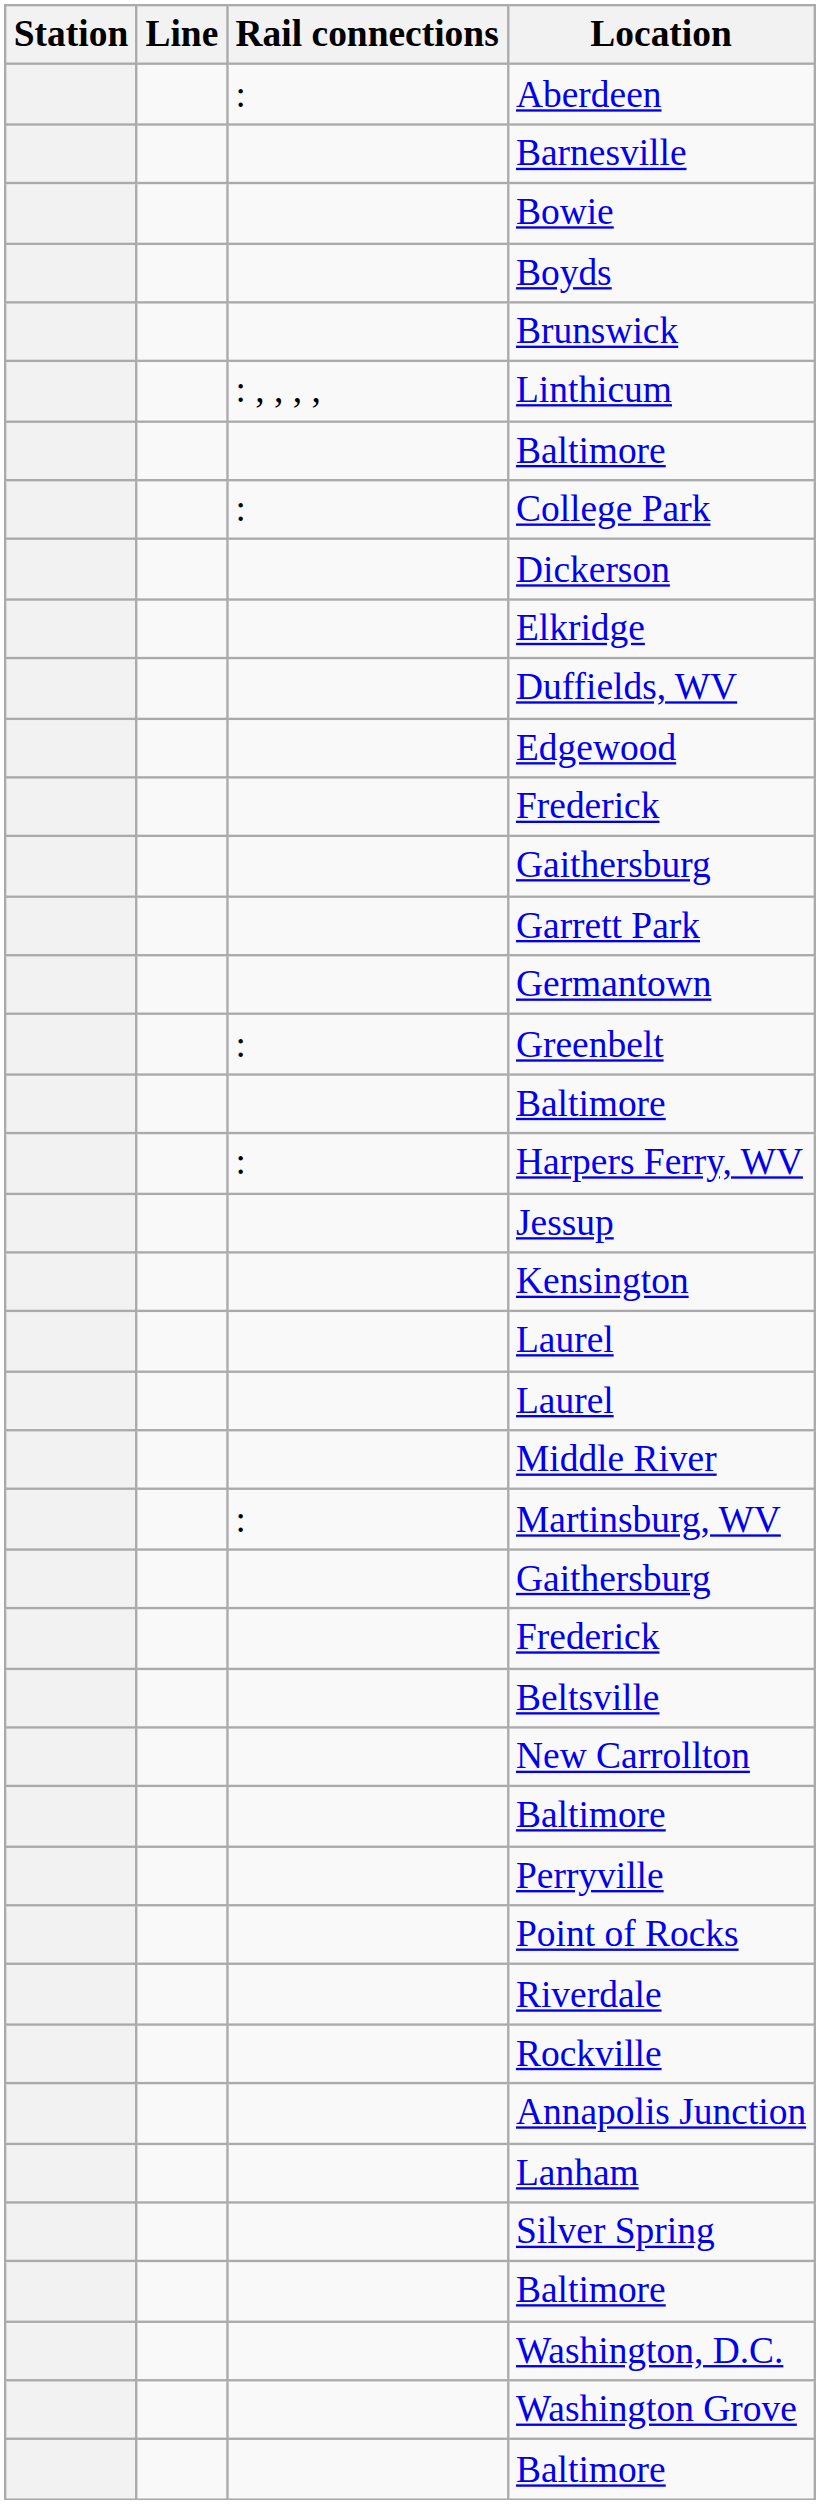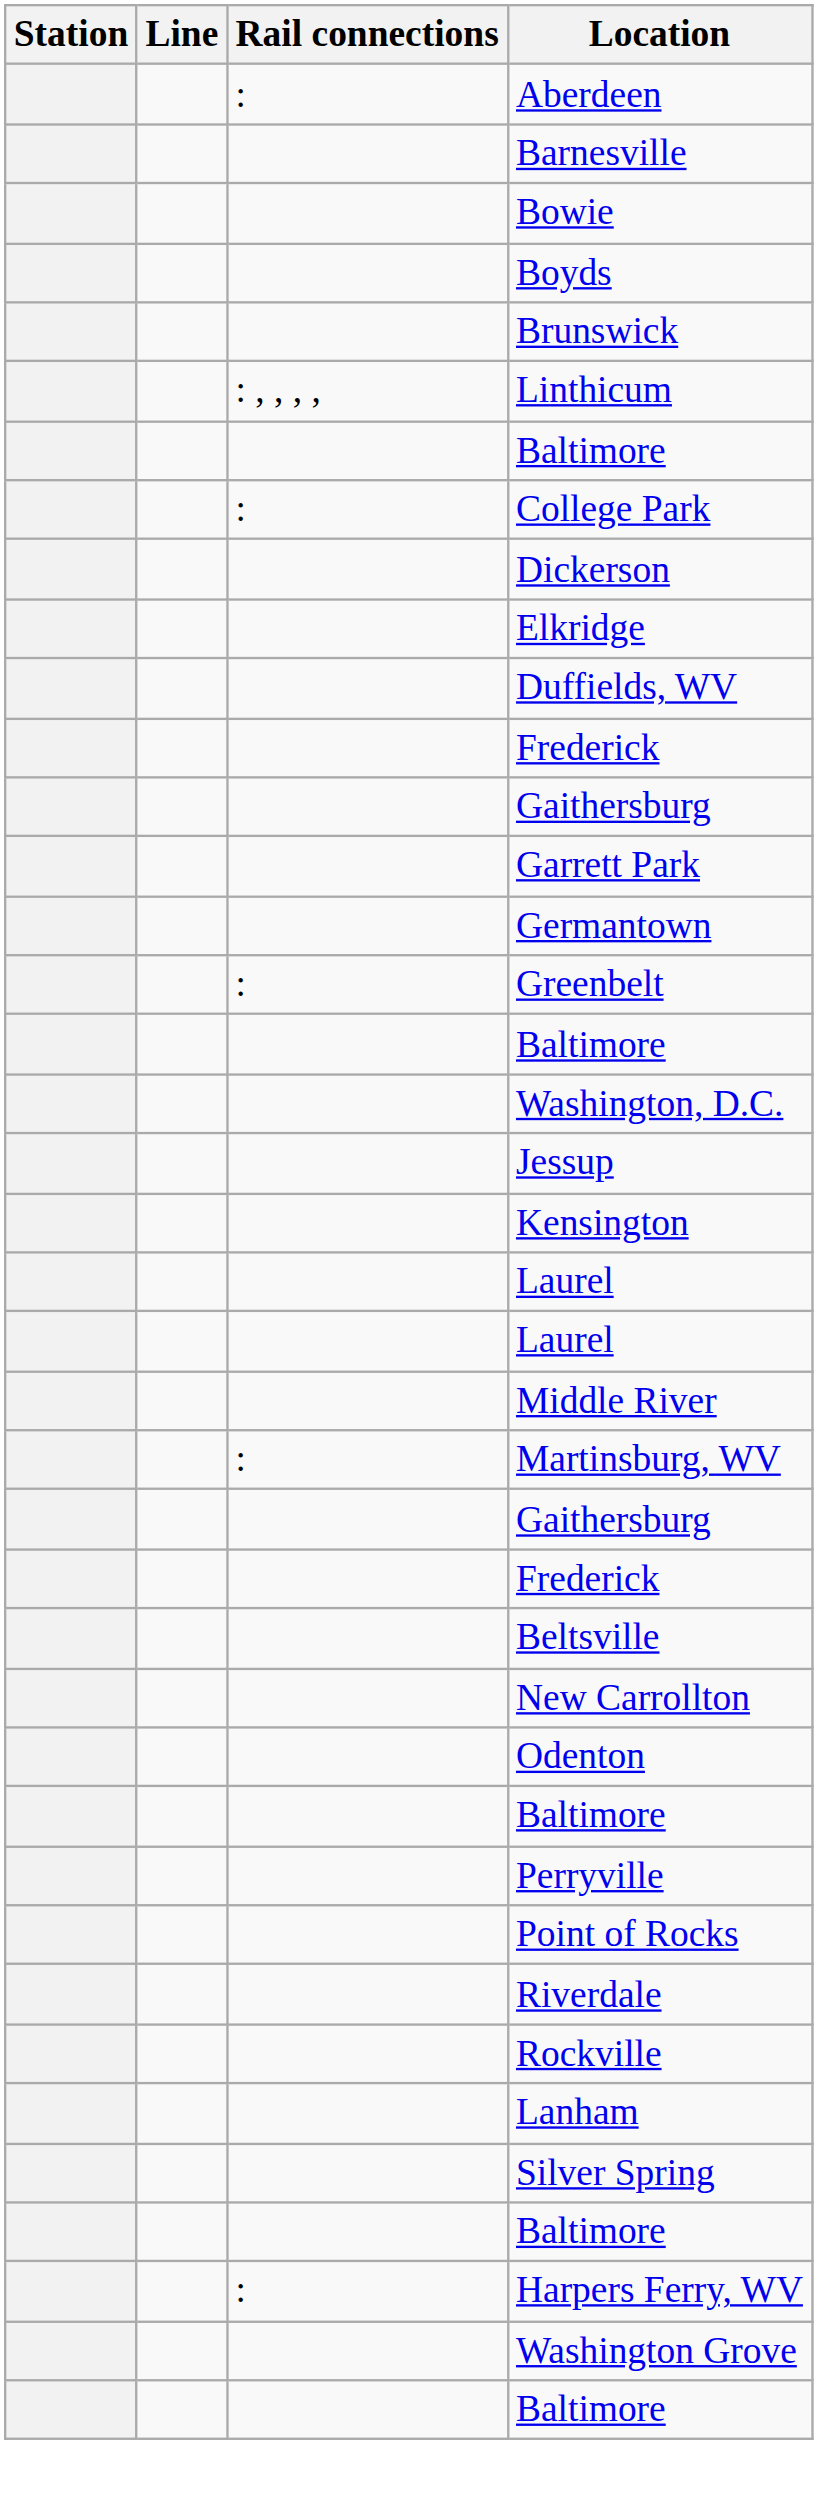- row: (367, 747)
rows swapped: (241, 1162) <-> (367, 2351)
+ row: (367, 1757)
- row: (367, 2113)
